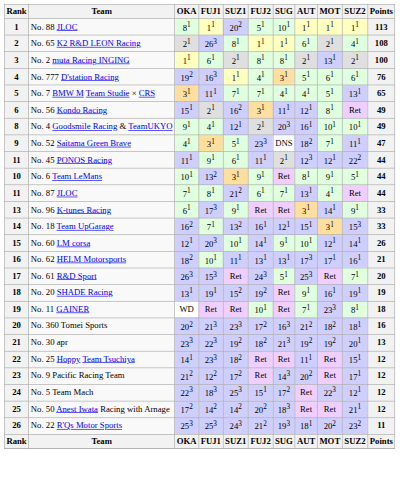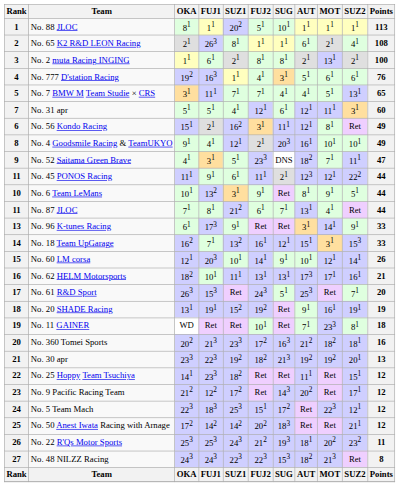+ row: (49, 109)
+ row: (70, 458)
